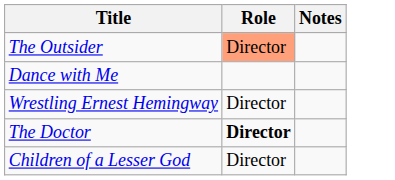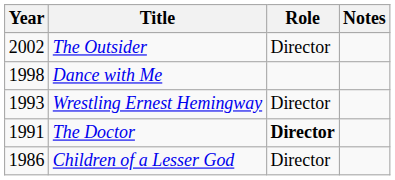+ column: (27, 18)
(256, 47) lightsalmon background -> (300, 47) no background
